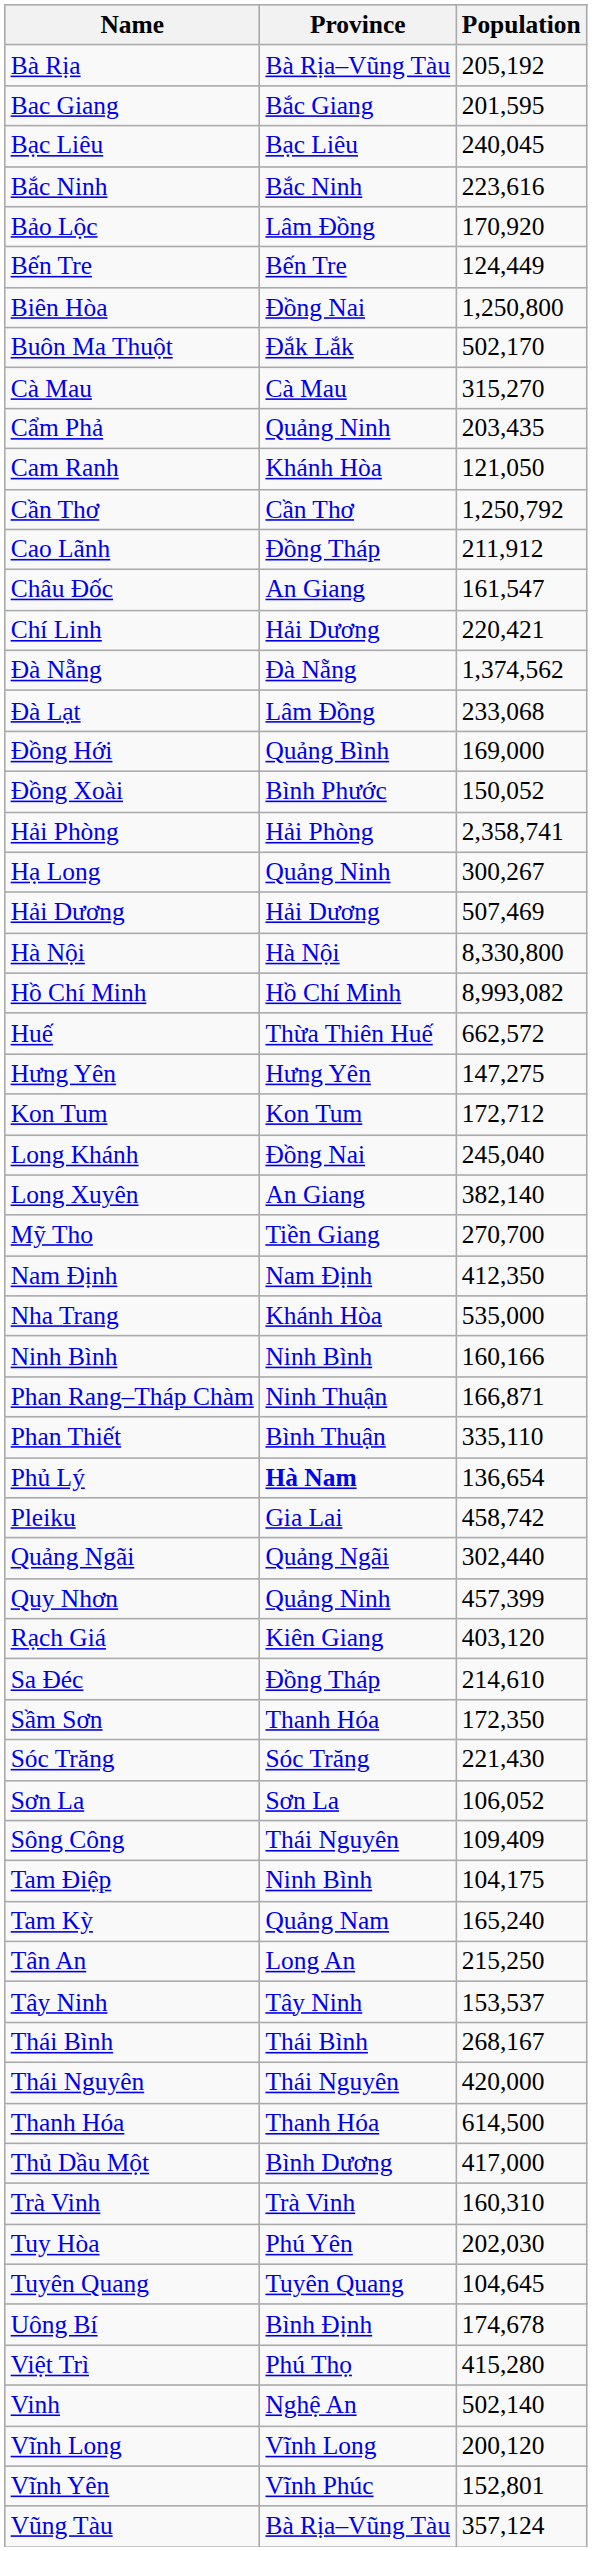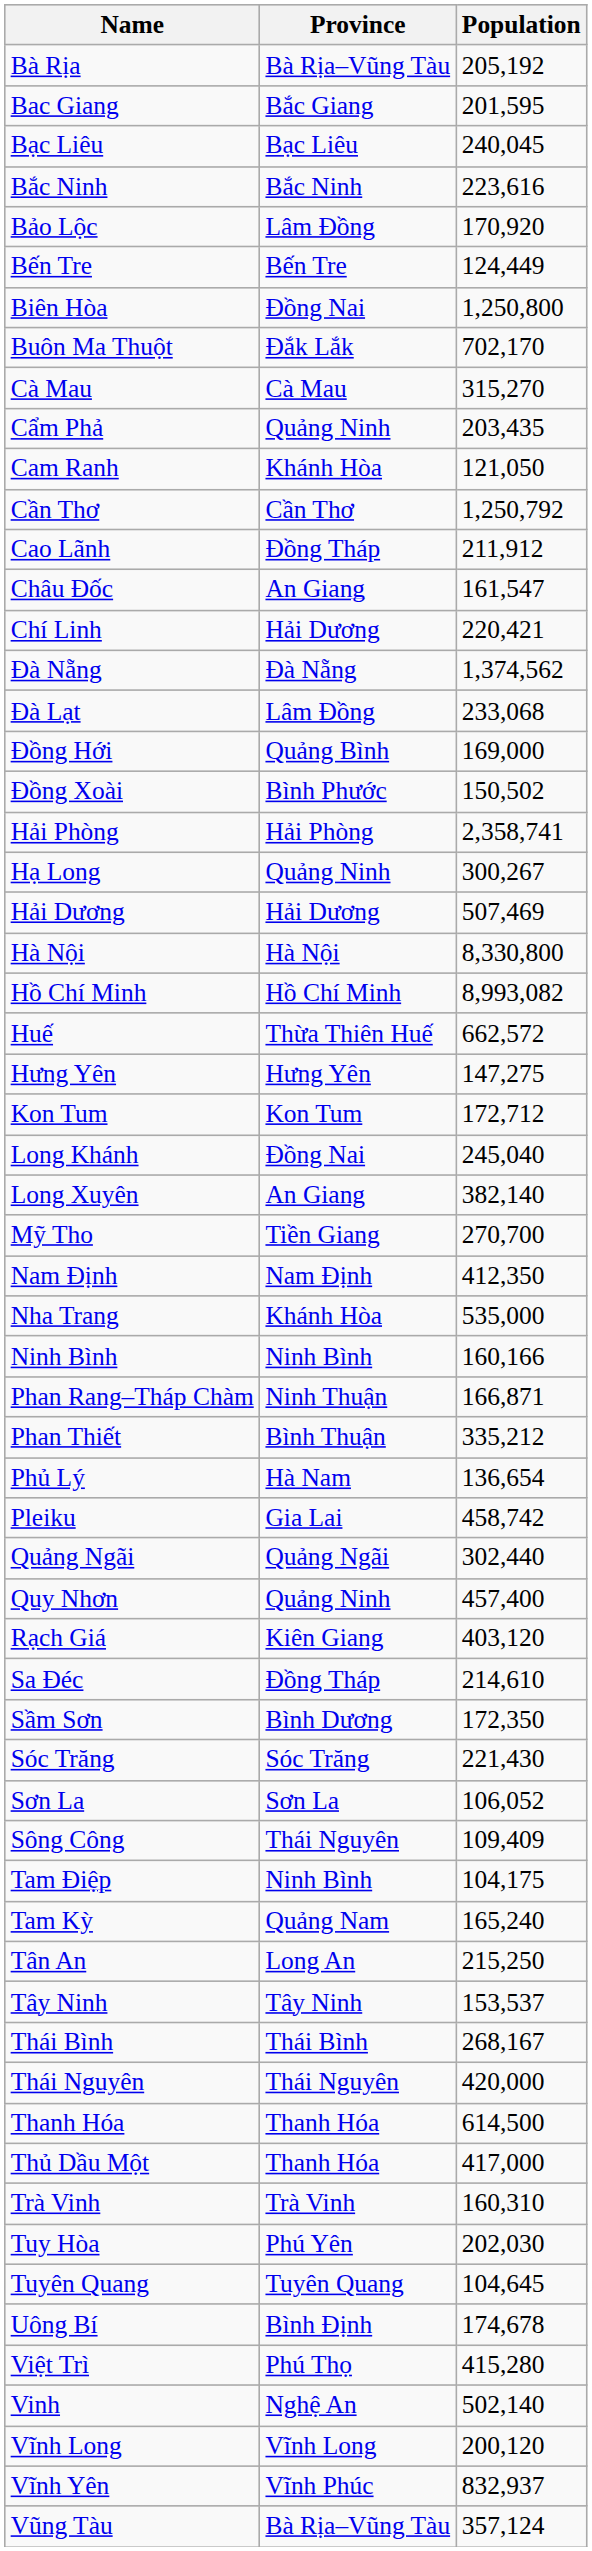(503, 347) 502,170 -> (503, 347) 702,170
(503, 791) 150,052 -> (503, 791) 150,502
(503, 1436) 335,110 -> (503, 1436) 335,212
(311, 1477) bold -> (308, 1477) normal
(503, 1598) 457,399 -> (503, 1598) 457,400
(322, 1719) Thanh Hóa -> (329, 1719) Bình Dương
(329, 2163) Bình Dương -> (322, 2163) Thanh Hóa
(503, 2485) 152,801 -> (503, 2485) 832,937
